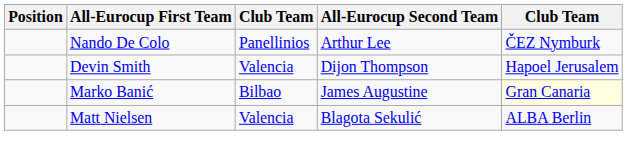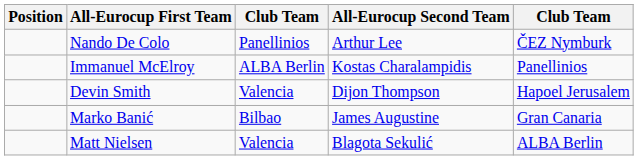+ row: (132, 67)
(548, 92) lightyellow background -> (559, 117) no background
